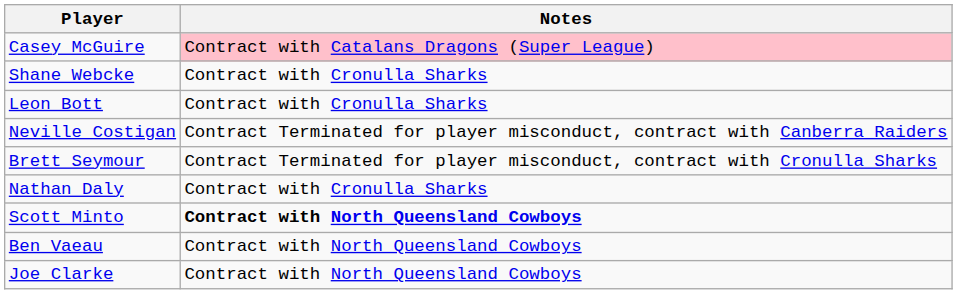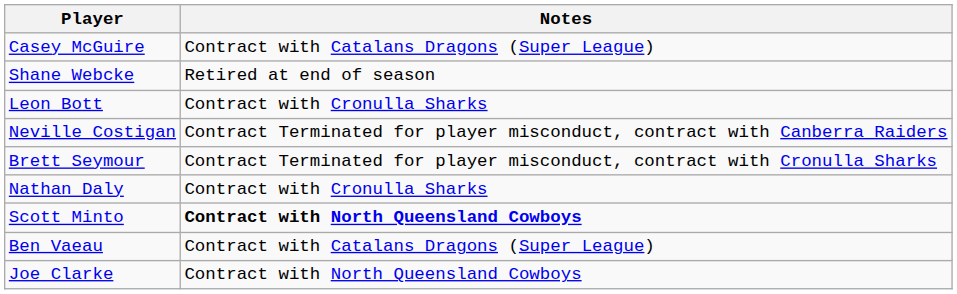(420, 47) pink background -> (420, 47) no background
(336, 76) Contract with Cronulla Sharks -> (310, 76) Retired at end of season
(383, 246) Contract with North Queensland Cowboys -> (420, 246) Contract with Catalans Dragons (Super League)
